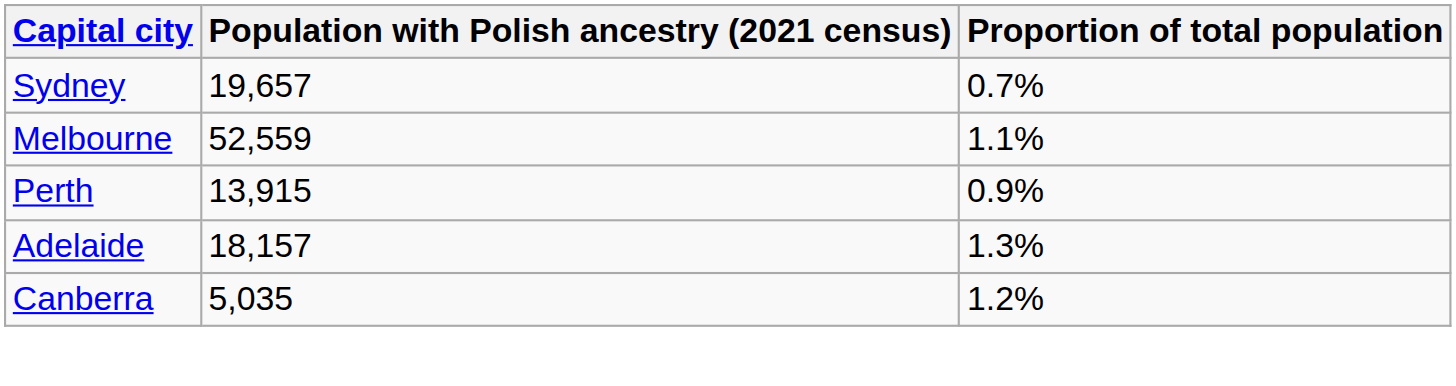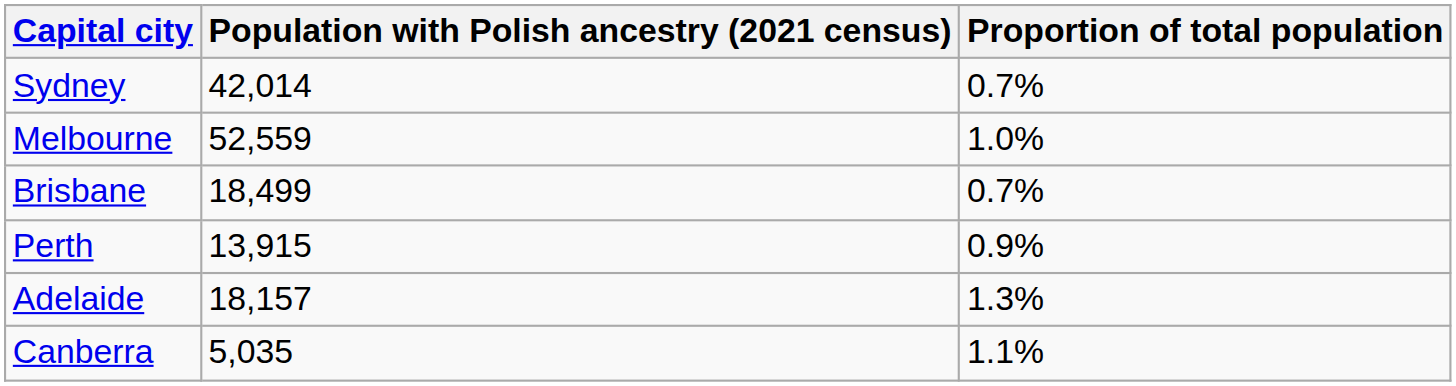(260, 84) 19,657 -> (260, 84) 42,014
(1005, 138) 1.1% -> (1005, 138) 1.0%
+ row: (79, 191)
(1005, 298) 1.2% -> (1005, 352) 1.1%
